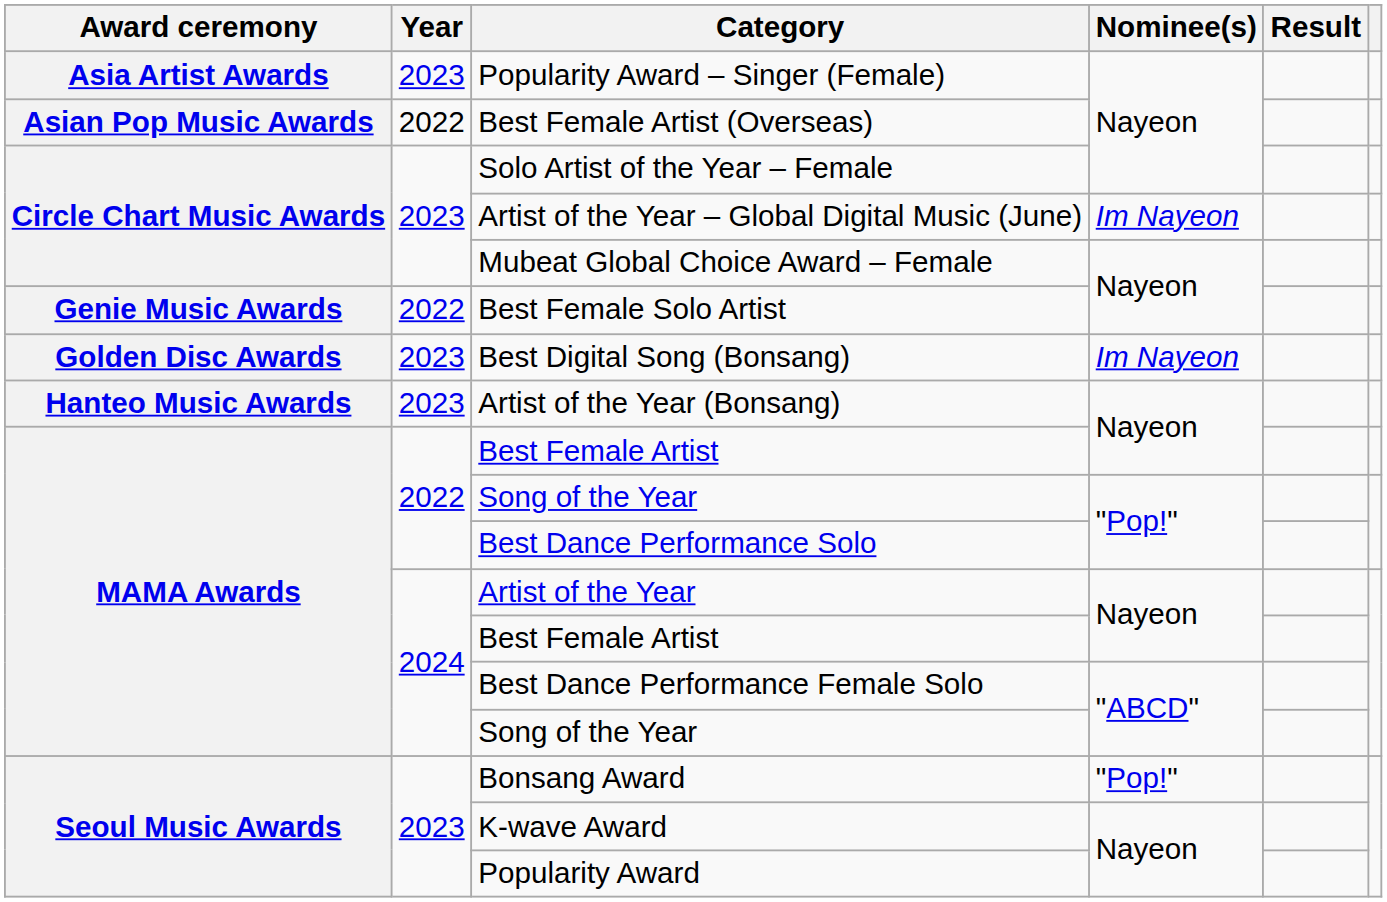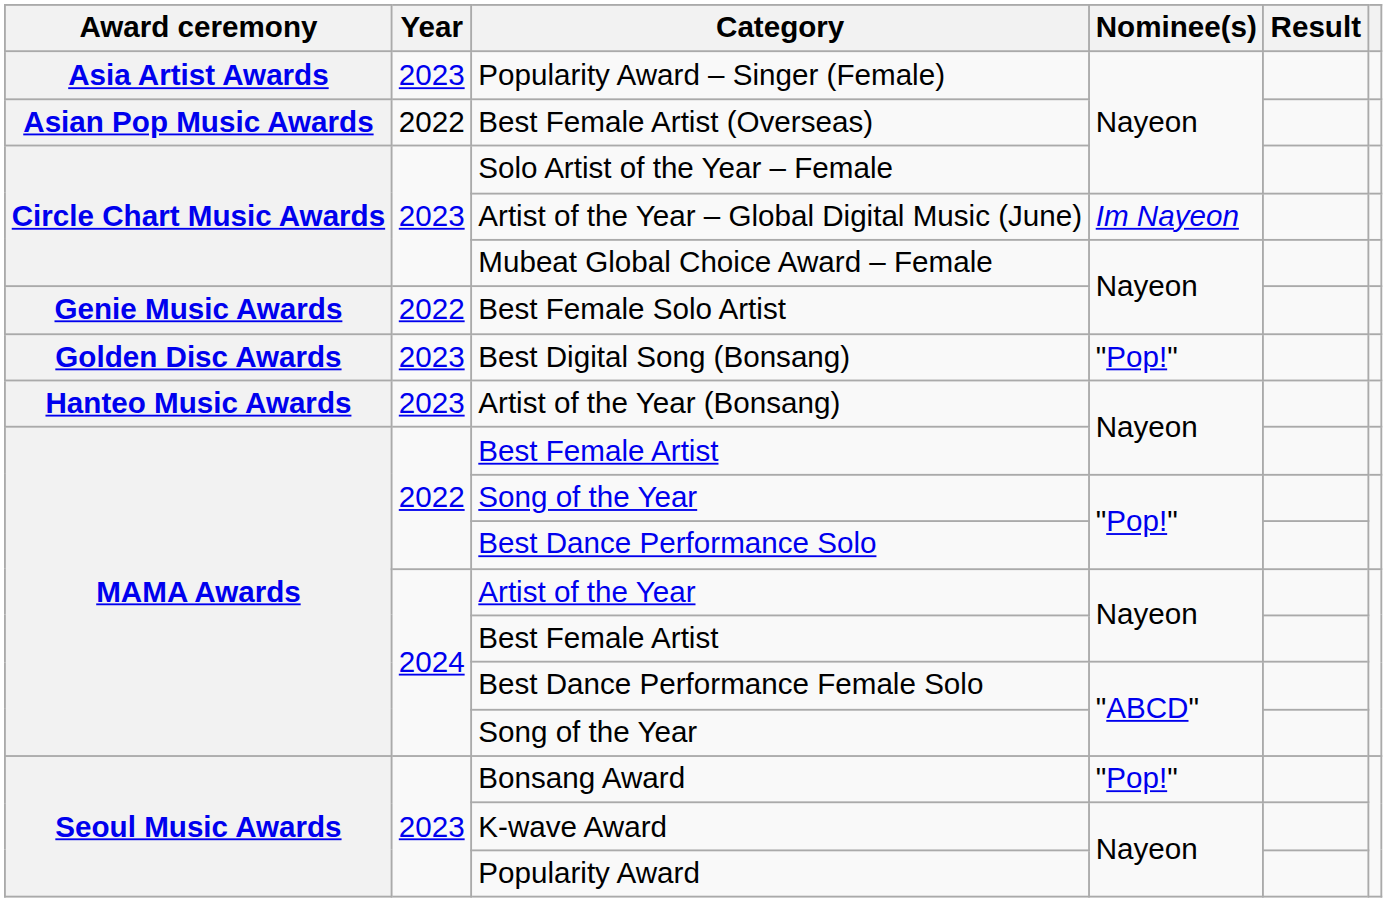(1167, 356) Im Nayeon -> (1137, 356) "Pop!"
